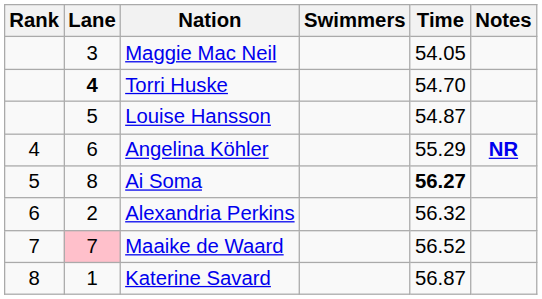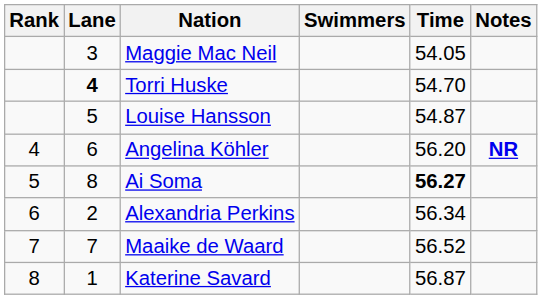(440, 149) 55.29 -> (440, 149) 56.20
(440, 213) 56.32 -> (440, 213) 56.34
(92, 246) pink background -> (92, 246) no background
